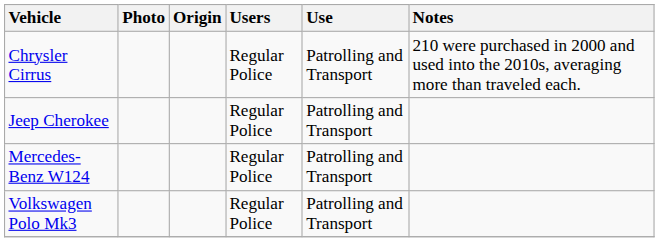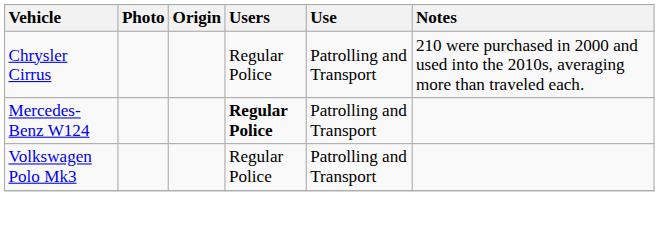- row: (59, 120)
(257, 166) normal -> (258, 120) bold
